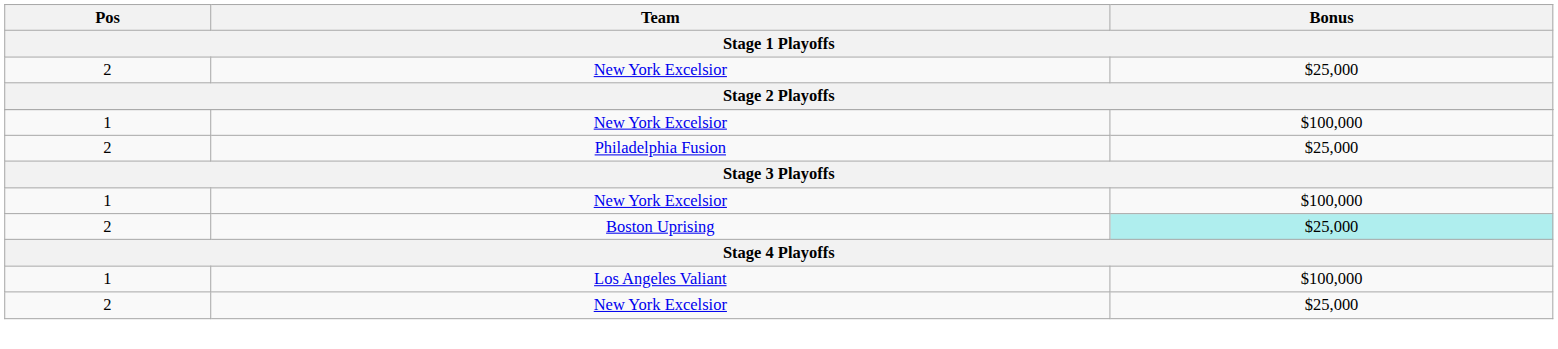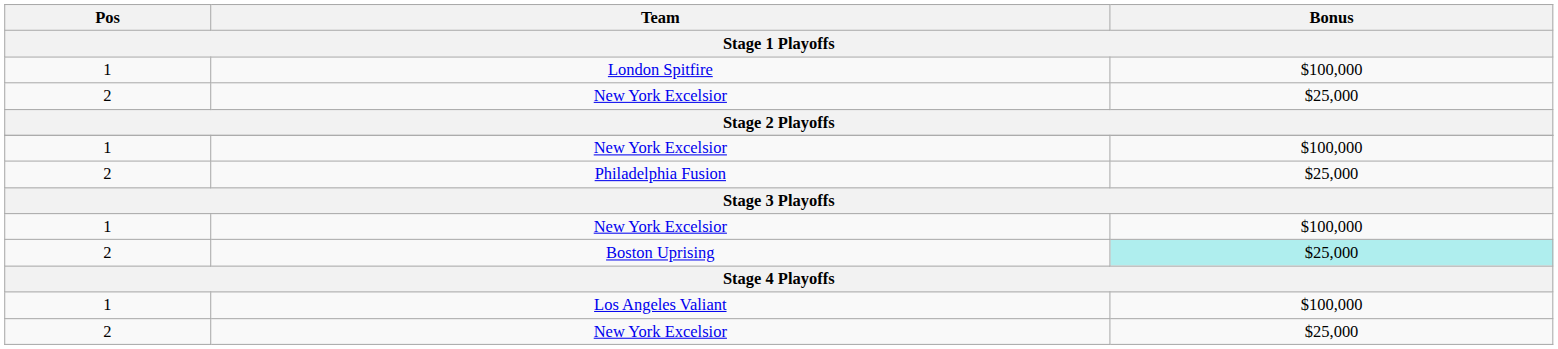+ row: (107, 69)
